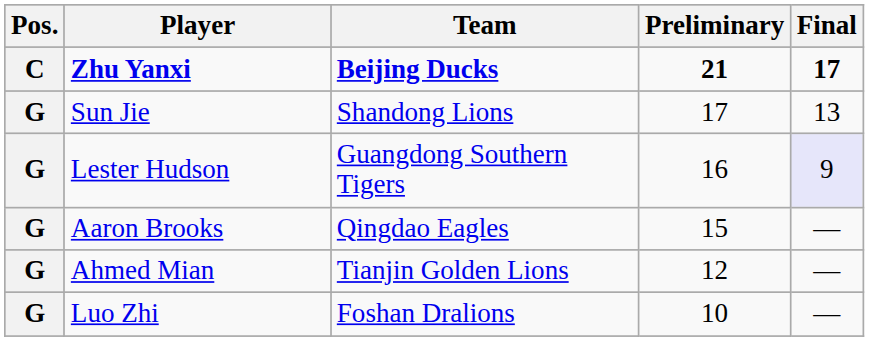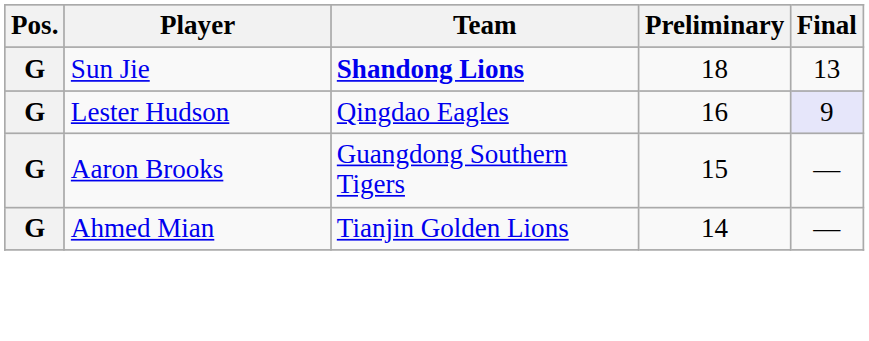- row: (131, 68)
(425, 111) normal -> (430, 68) bold
(715, 111) 17 -> (715, 68) 18
(452, 169) Guangdong Southern Tigers -> (423, 111) Qingdao Eagles
(423, 227) Qingdao Eagles -> (452, 169) Guangdong Southern Tigers
(715, 270) 12 -> (715, 227) 14
- row: (115, 313)
